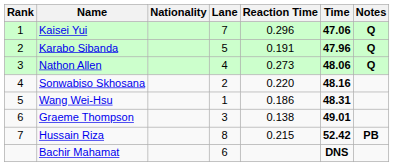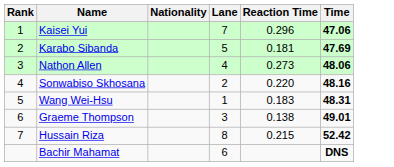- column: (371, 13)
(280, 48) 0.191 -> (280, 48) 0.181
(337, 48) 47.96 -> (337, 48) 47.69
(280, 100) 0.186 -> (280, 100) 0.183
